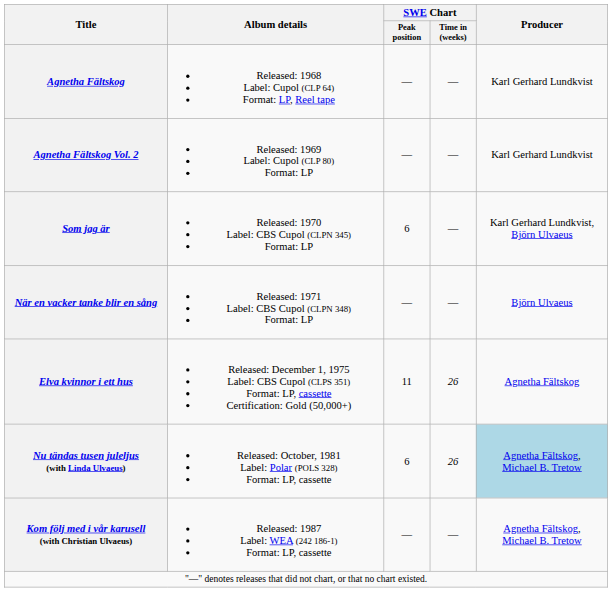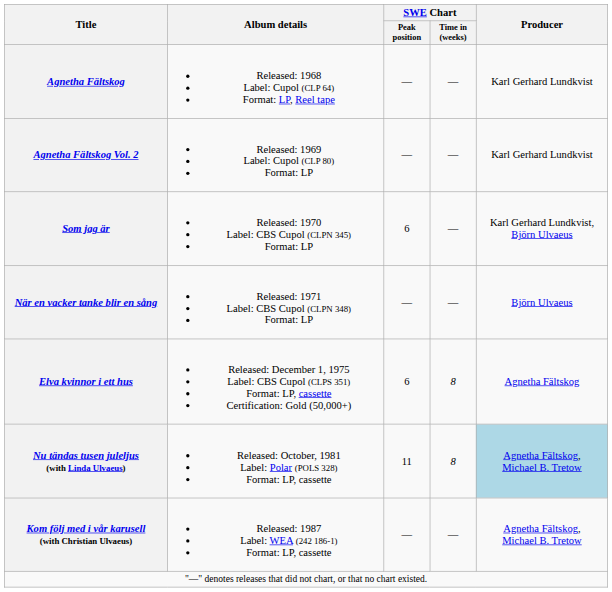(407, 381) 11 -> (407, 381) 6
(453, 381) 26 -> (453, 381) 8
(407, 461) 6 -> (407, 461) 11
(453, 461) 26 -> (453, 461) 8
